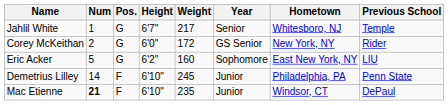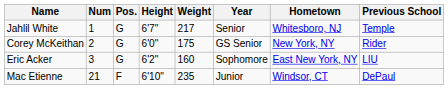(186, 44) 172 -> (186, 44) 175
(91, 60) 5 -> (91, 60) 3
- row: (42, 76)
(94, 92) bold -> (94, 76) normal
